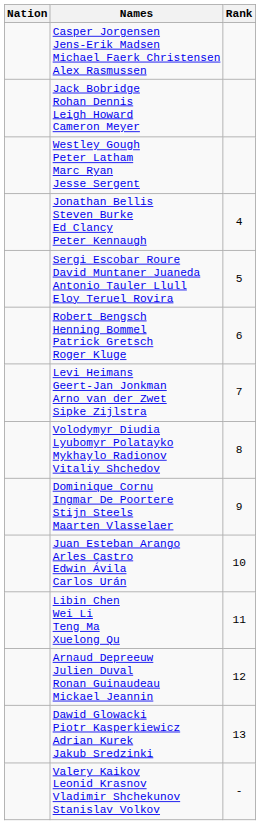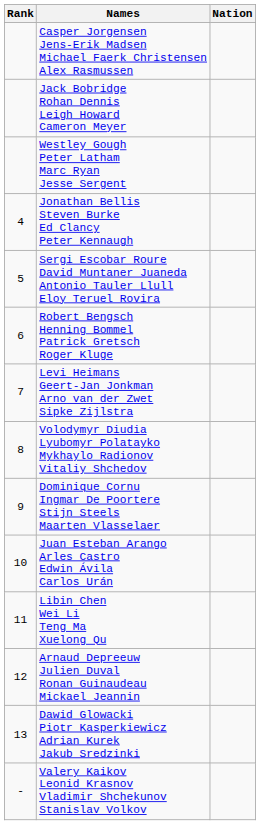columns swapped: (239, 14) <-> (27, 14)
